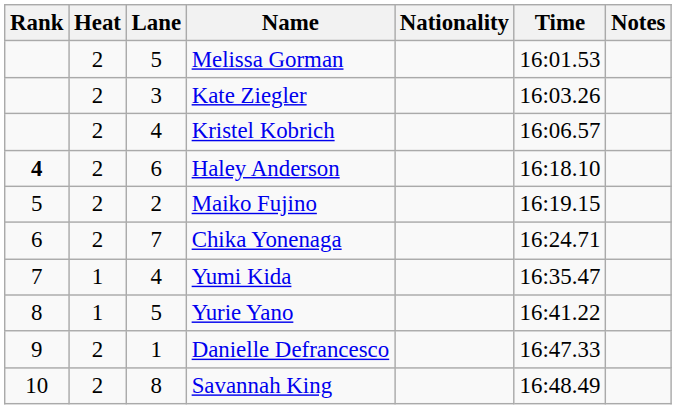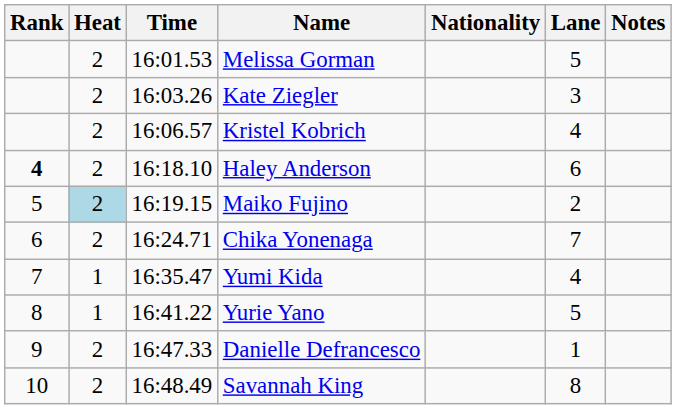columns swapped: (156, 22) <-> (560, 22)
(97, 204) no background -> (97, 204) lightblue background
